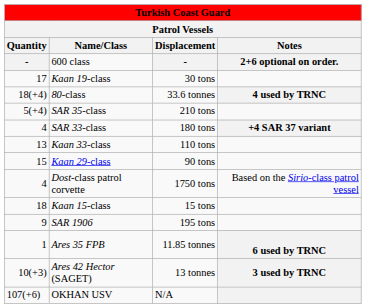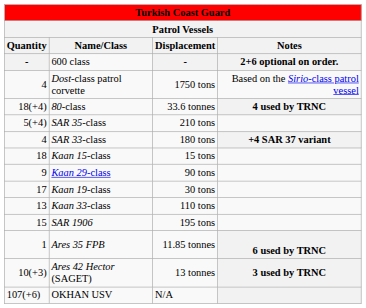rows swapped: (86, 183) <-> (81, 78)
rows swapped: (81, 144) <-> (81, 205)
(41, 161) 15 -> (44, 172) 9
(44, 222) 9 -> (41, 222) 15
